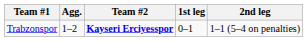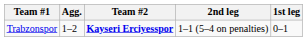columns swapped: (192, 12) <-> (255, 12)
